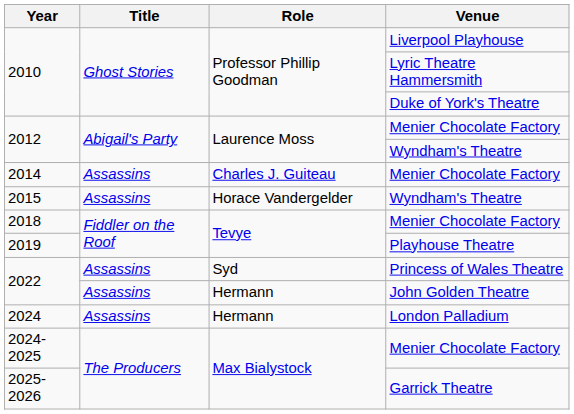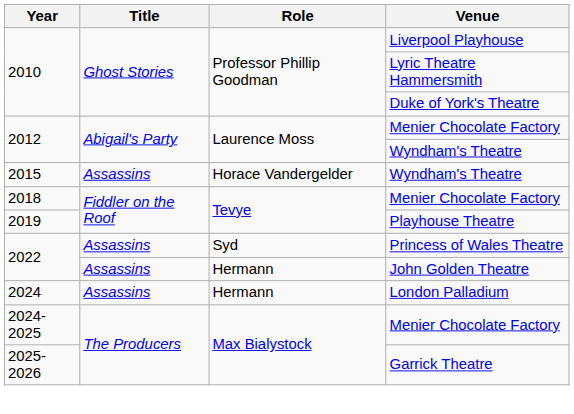- row: (24, 174)
